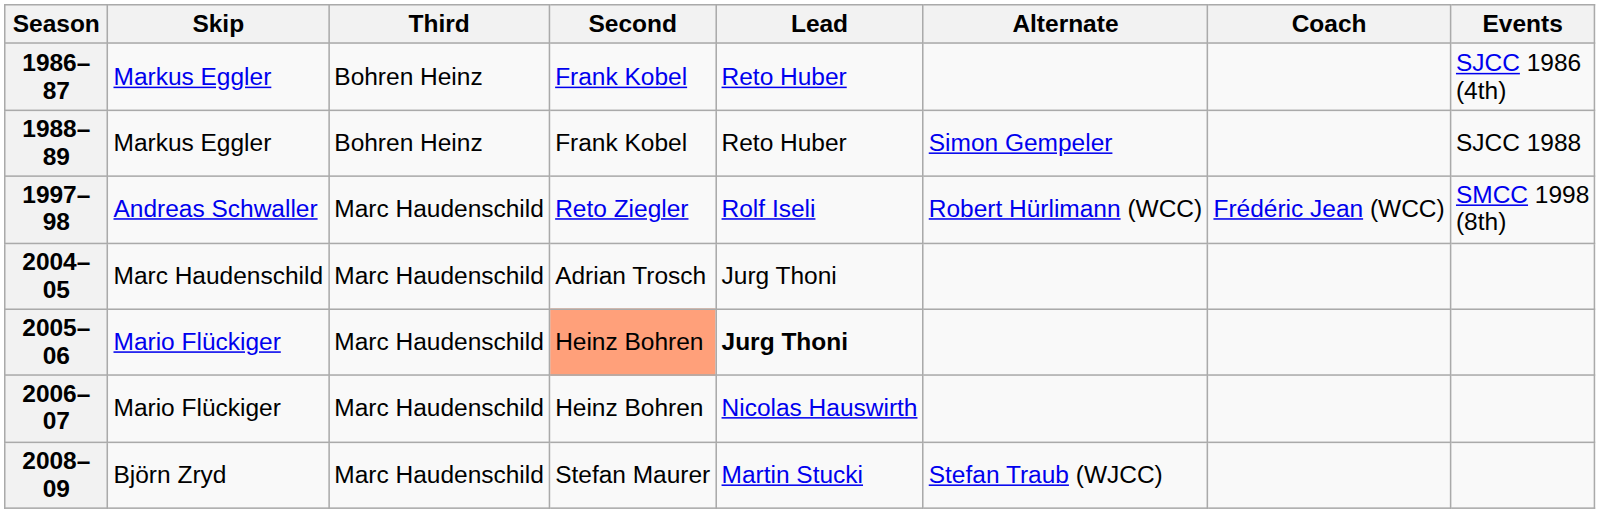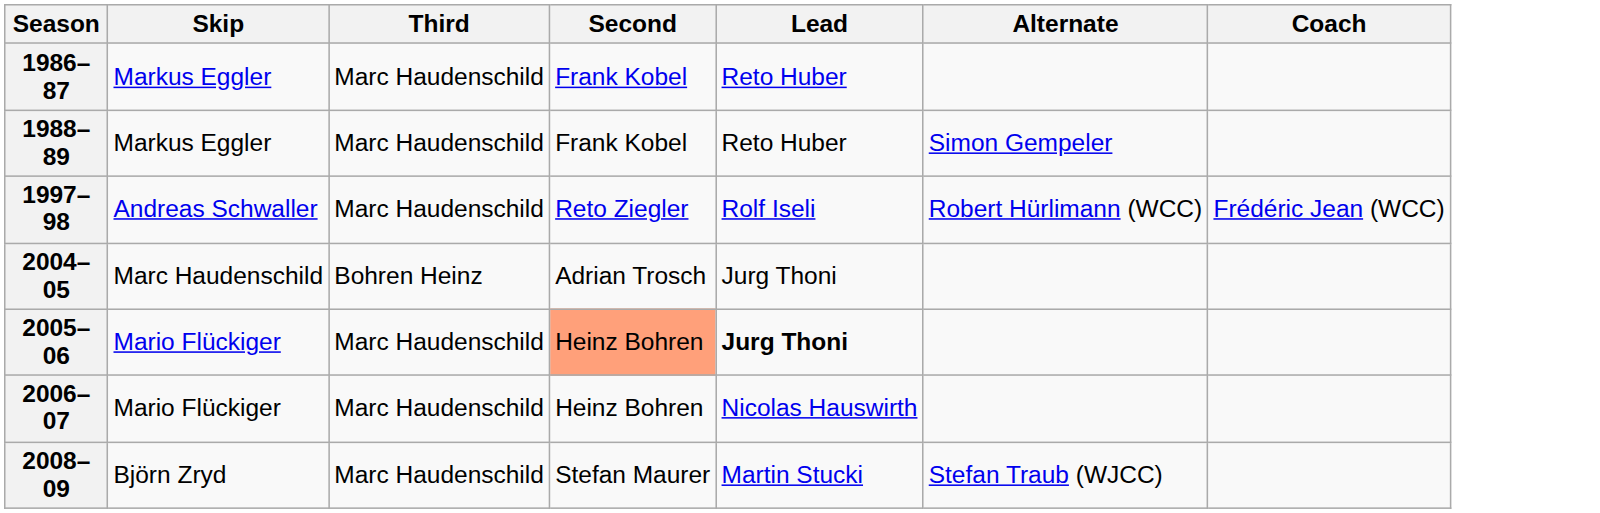- column: (1523, 23)
(408, 76) Bohren Heinz -> (439, 76) Marc Haudenschild
(408, 142) Bohren Heinz -> (439, 142) Marc Haudenschild
(439, 275) Marc Haudenschild -> (408, 275) Bohren Heinz
